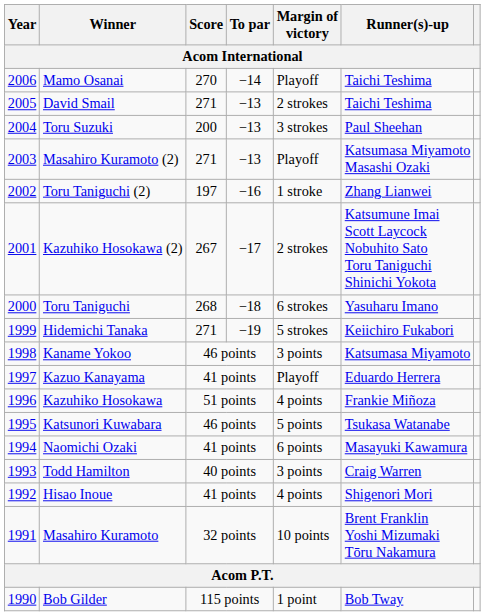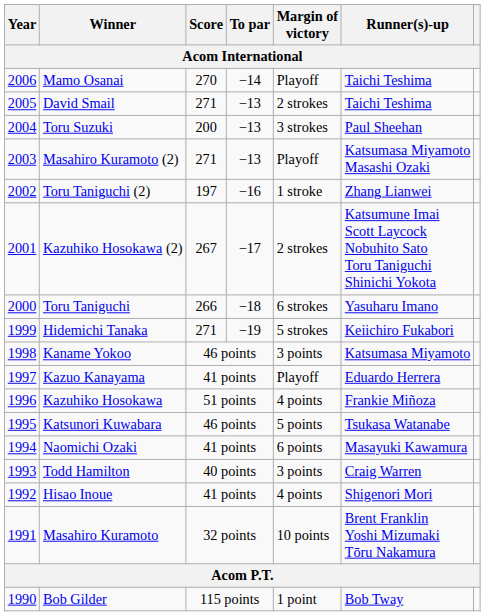(206, 306) 268 -> (206, 306) 266
